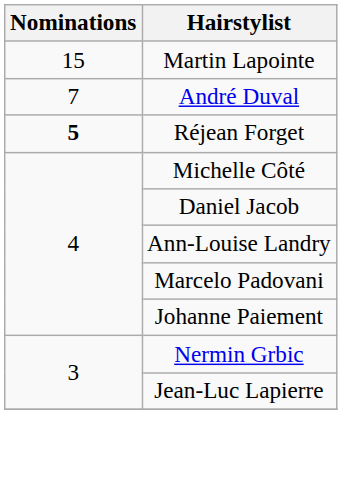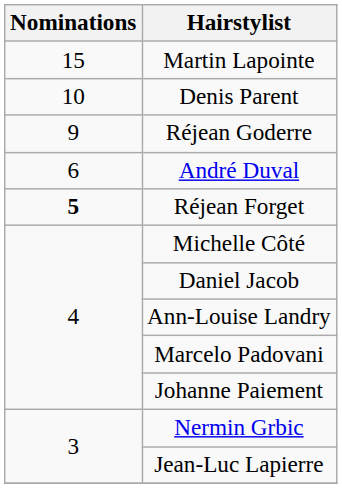+ row: (239, 96)
+ row: (239, 133)
(73, 96) 7 -> (73, 170) 6
